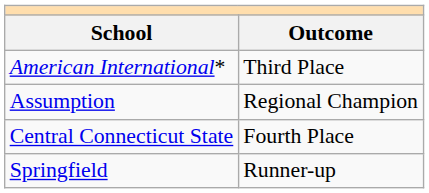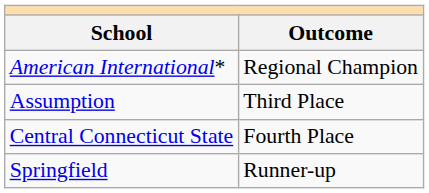(294, 67) Third Place -> (331, 67) Regional Champion
(331, 101) Regional Champion -> (294, 101) Third Place
